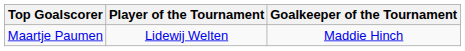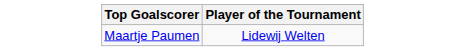- column: (364, 14)
